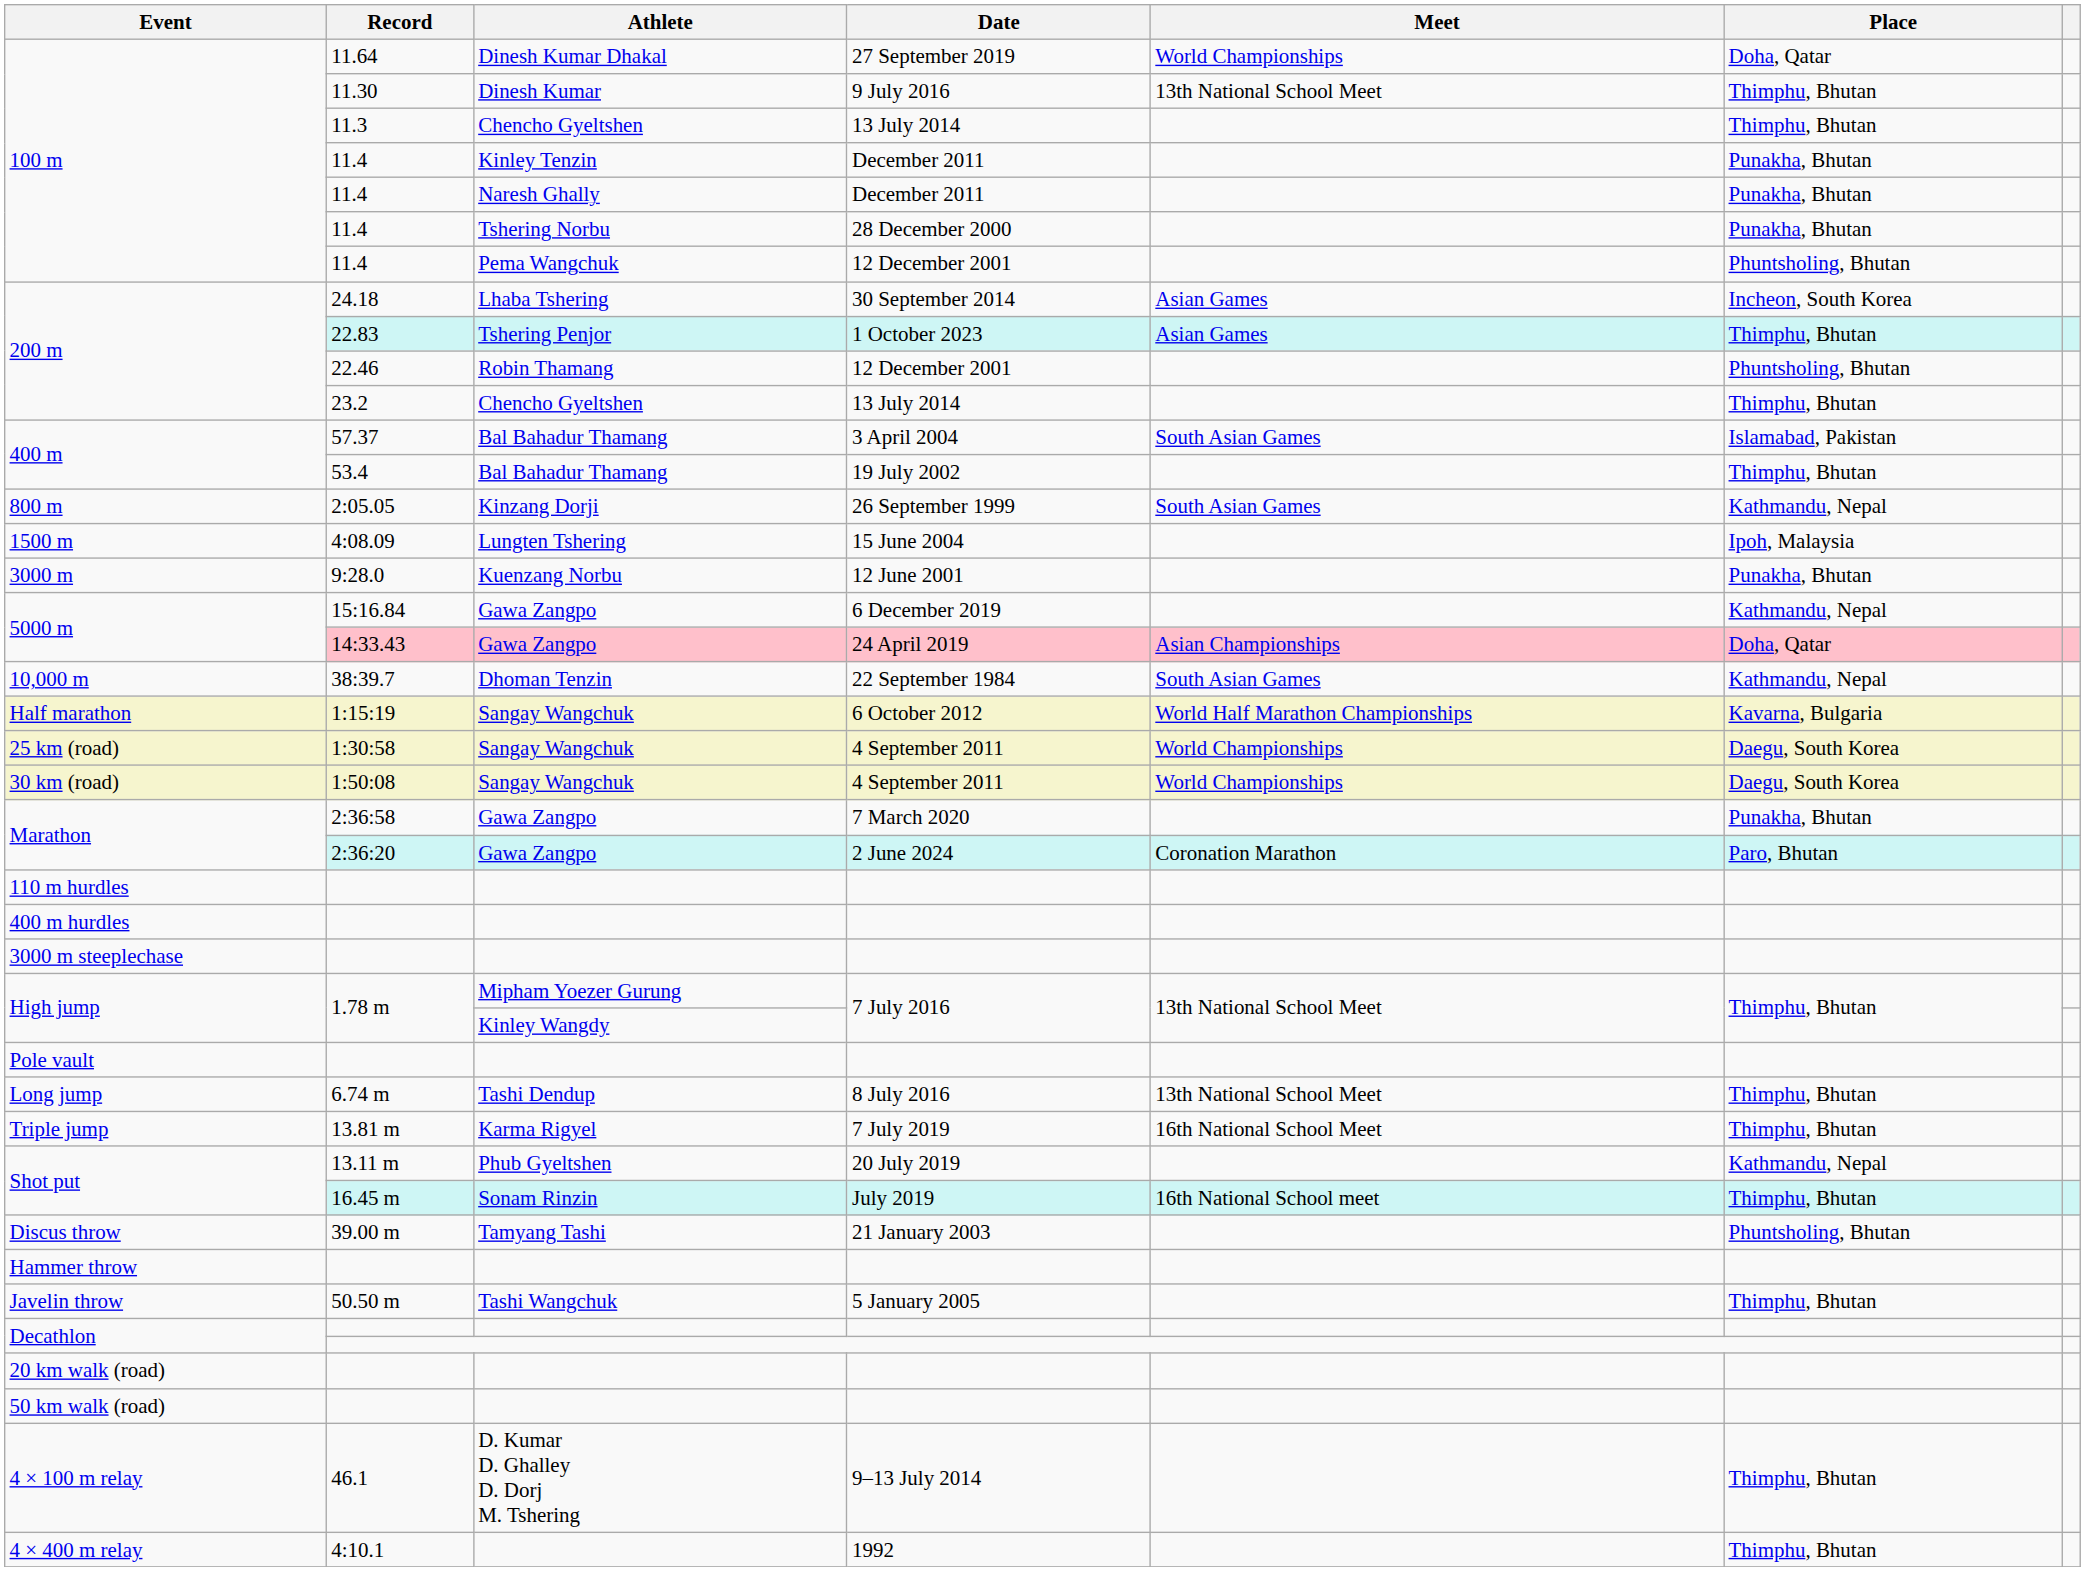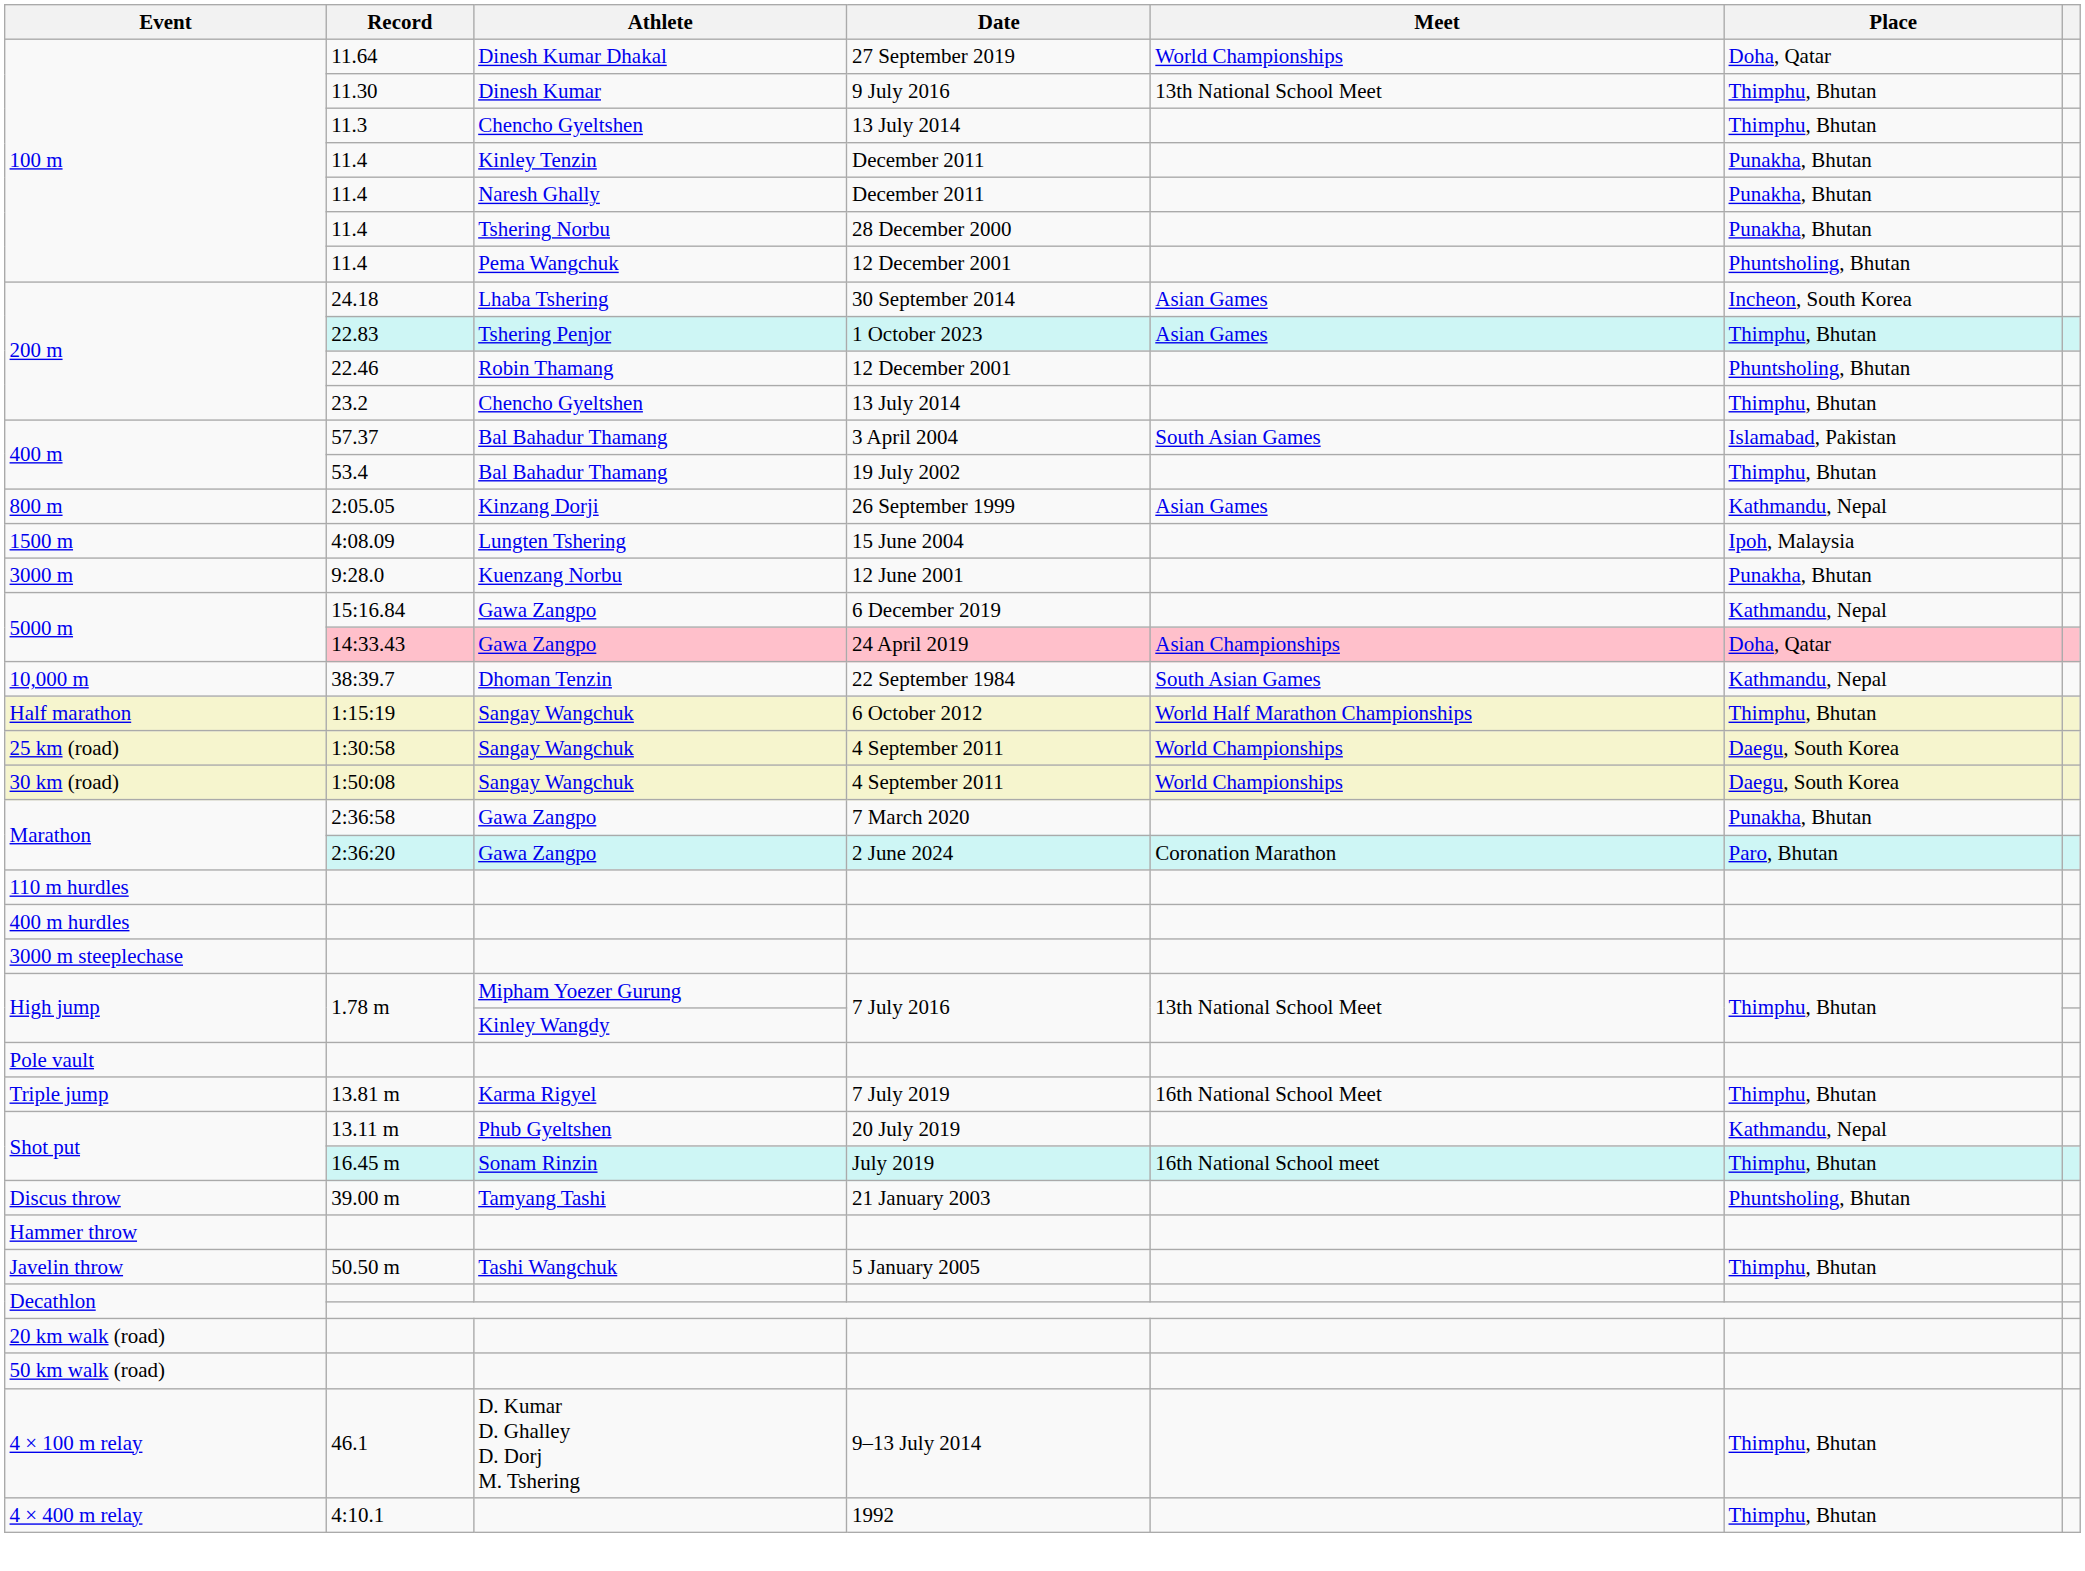(1238, 506) South Asian Games -> (1211, 506) Asian Games
(1805, 713) Kavarna, Bulgaria -> (1802, 713) Thimphu, Bhutan
- row: (56, 1094)
